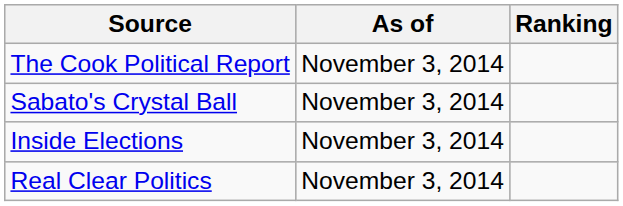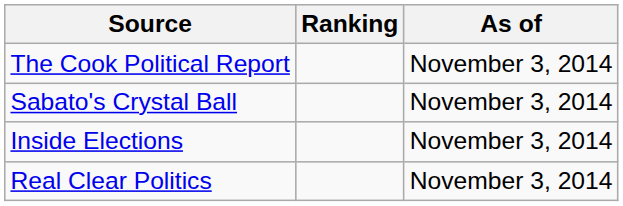columns swapped: (564, 24) <-> (403, 24)
